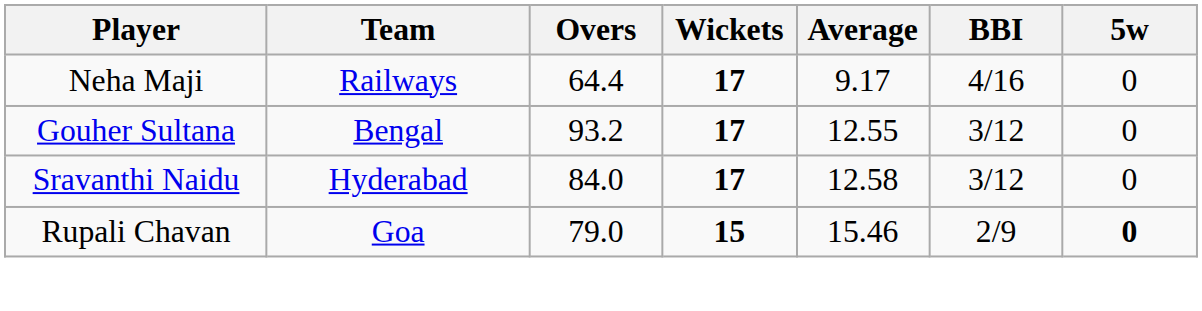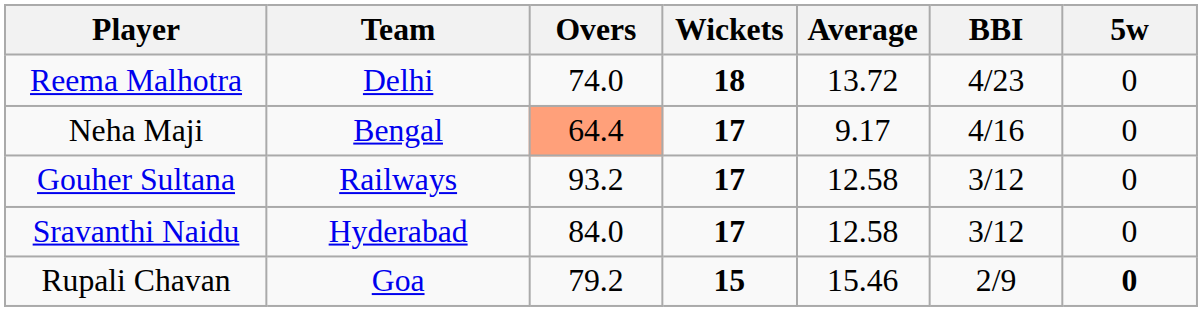+ row: (136, 79)
(398, 79) Railways -> (398, 130) Bengal
(596, 79) no background -> (596, 130) lightsalmon background
(398, 130) Bengal -> (398, 180) Railways
(863, 130) 12.55 -> (863, 180) 12.58
(596, 230) 79.0 -> (596, 280) 79.2
